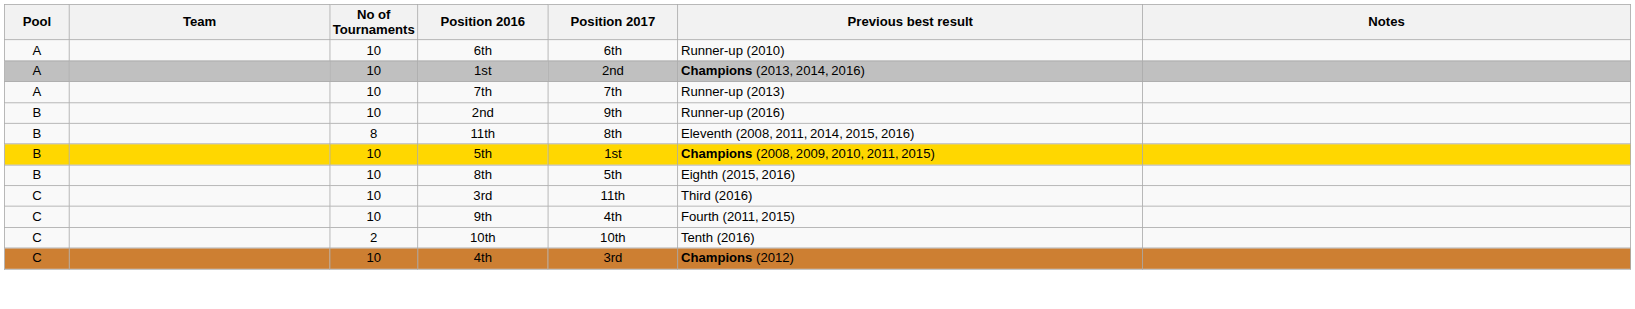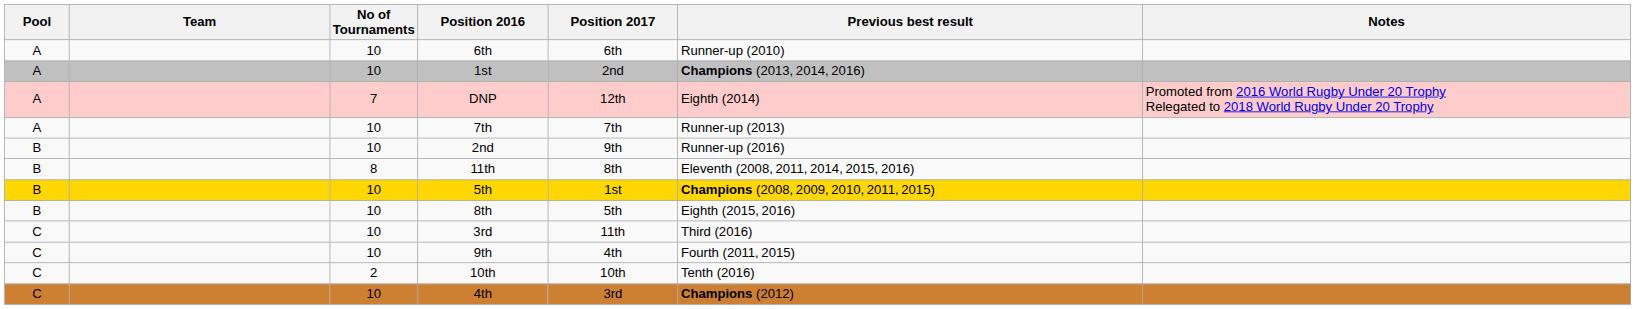+ row: (483, 99)
